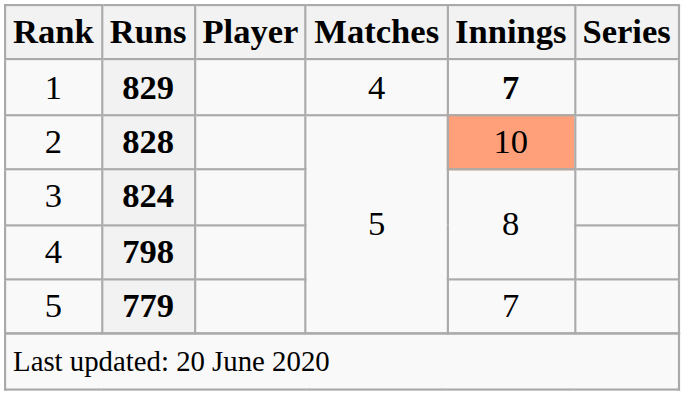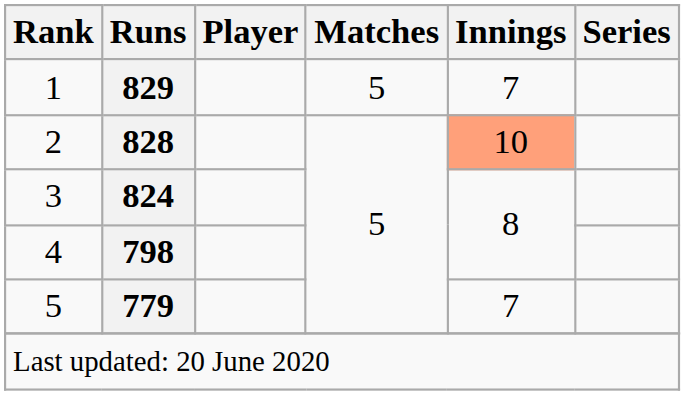(377, 86) 4 -> (377, 86) 5
(511, 86) bold -> (511, 86) normal
